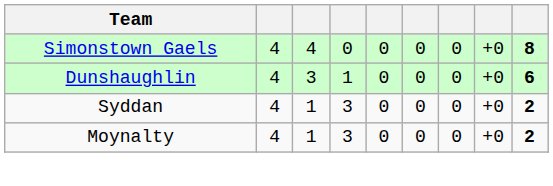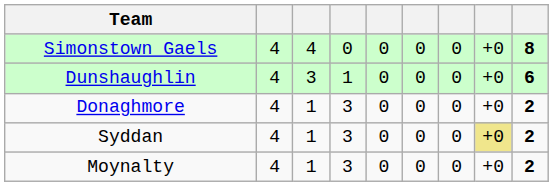+ row: (131, 108)
(493, 108) no background -> (493, 137) khaki background
